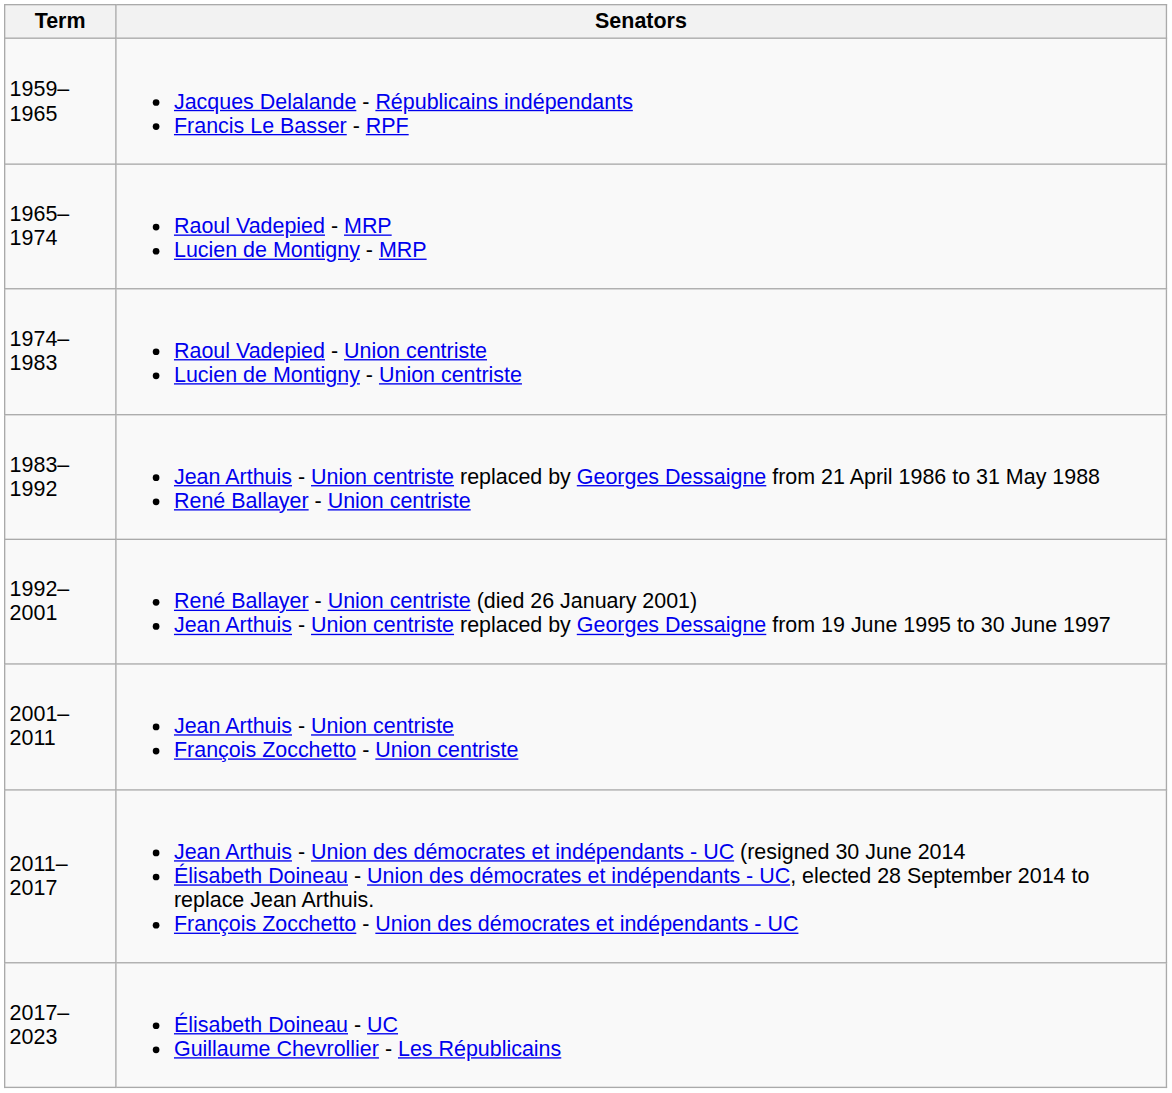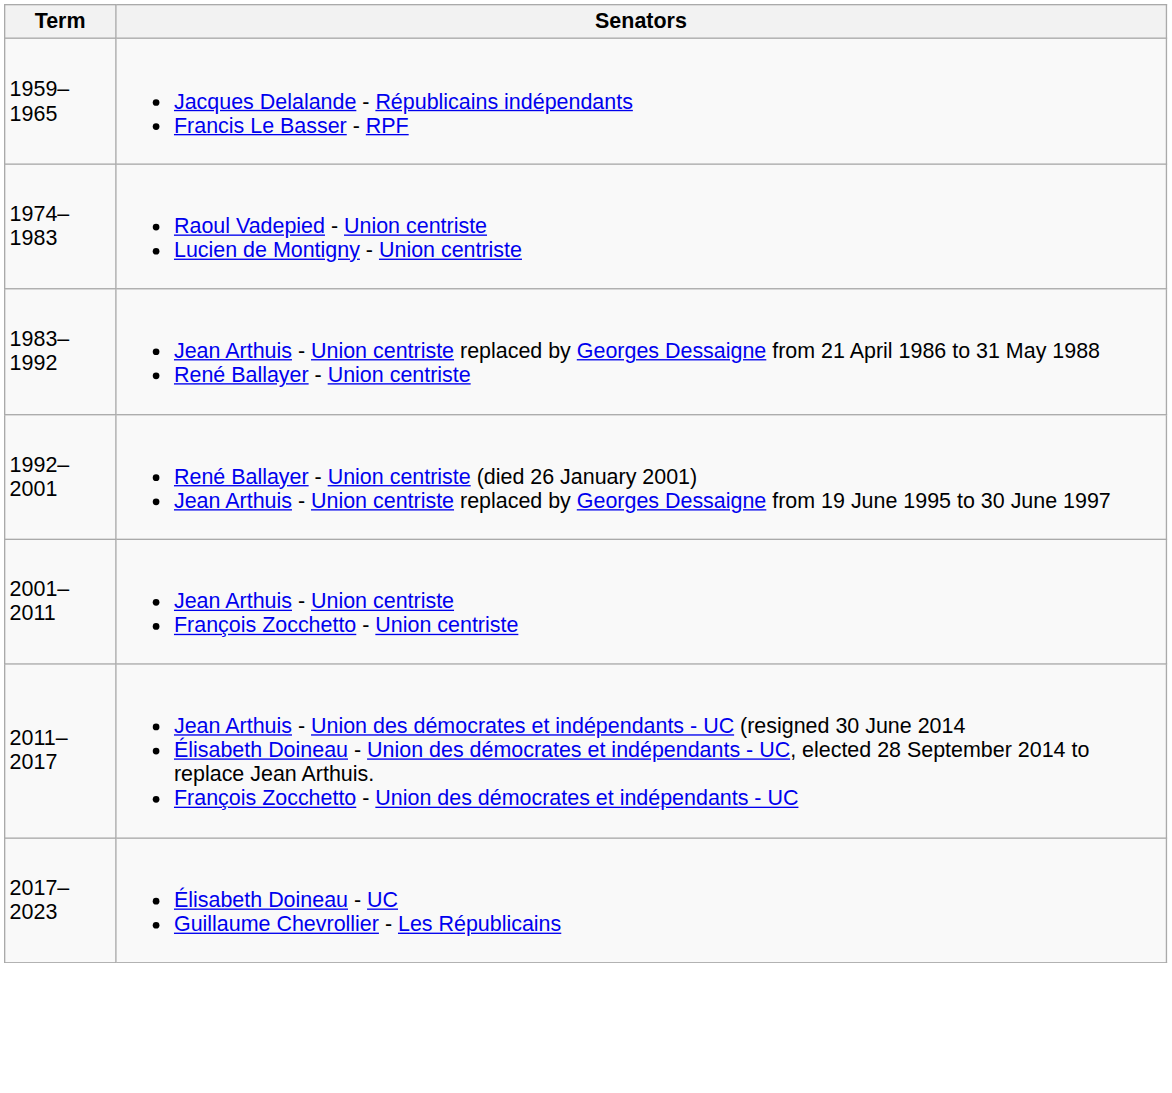- row: (641, 238)
